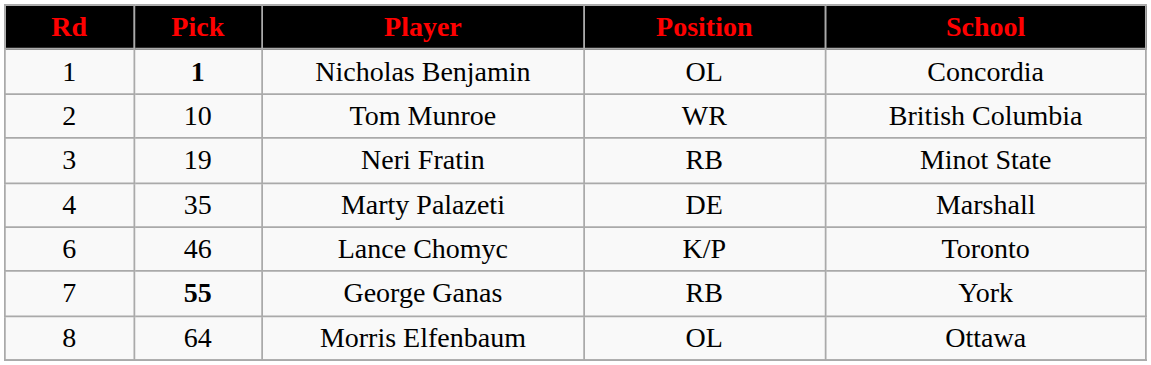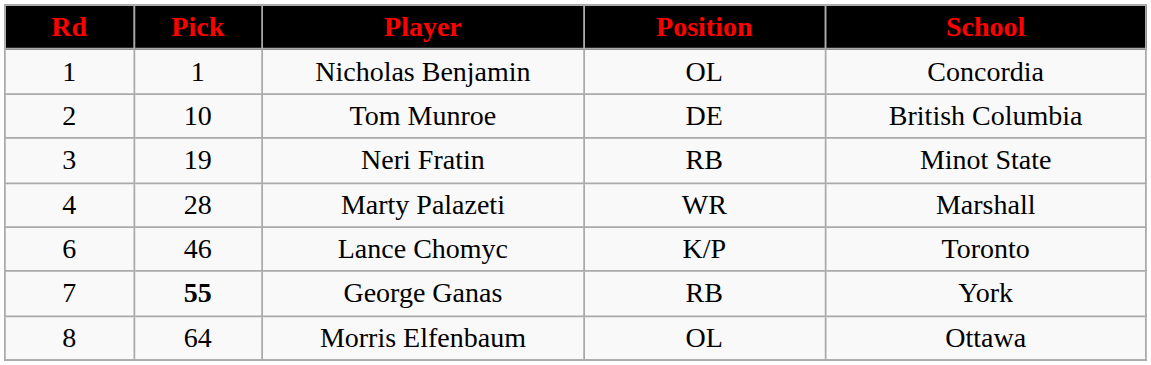(198, 71) bold -> (198, 71) normal
(704, 115) WR -> (704, 115) DE
(198, 204) 35 -> (198, 204) 28
(704, 204) DE -> (704, 204) WR
